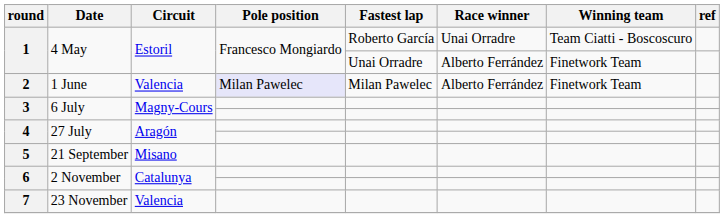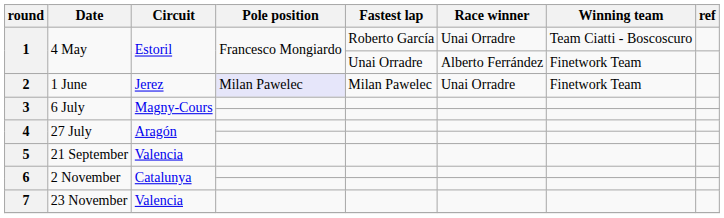(159, 84) Valencia -> (149, 84) Jerez
(492, 84) Alberto Ferrández -> (478, 84) Unai Orradre
(156, 154) Misano -> (159, 154) Valencia
